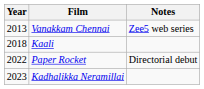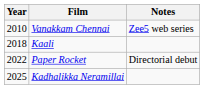(17, 28) 2013 -> (17, 28) 2010
(17, 76) 2023 -> (17, 76) 2025
